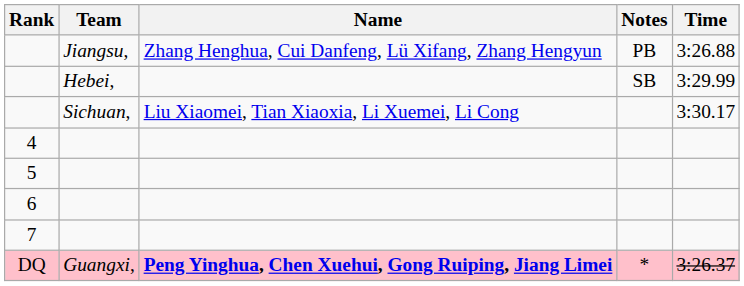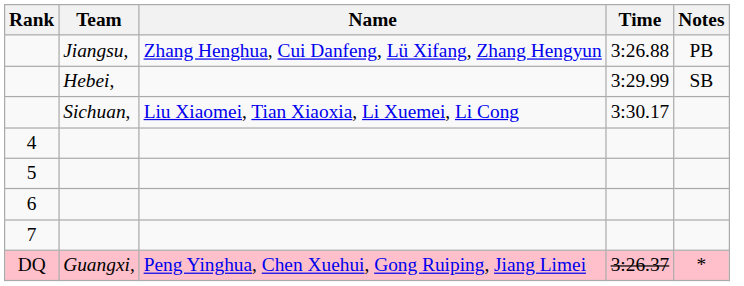columns swapped: (706, 19) <-> (644, 19)
(378, 265) bold -> (365, 265) normal
